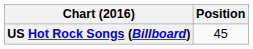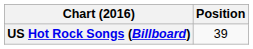(221, 34) 45 -> (221, 34) 39
